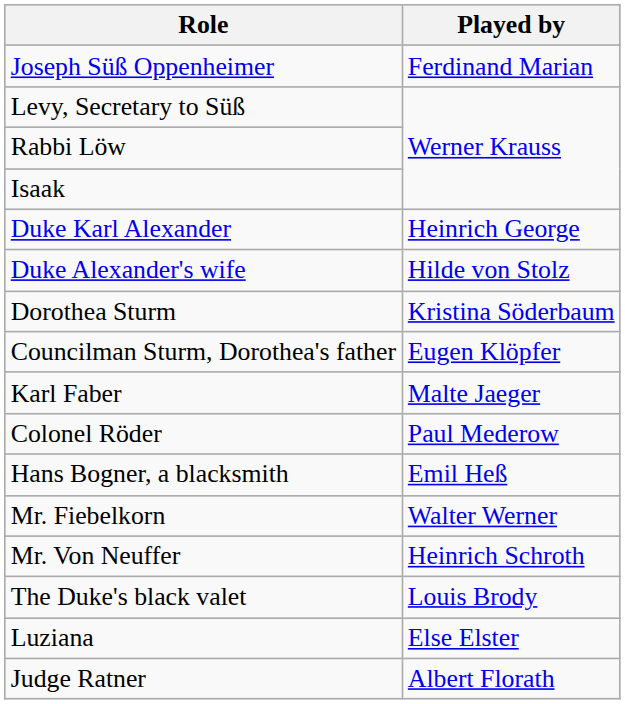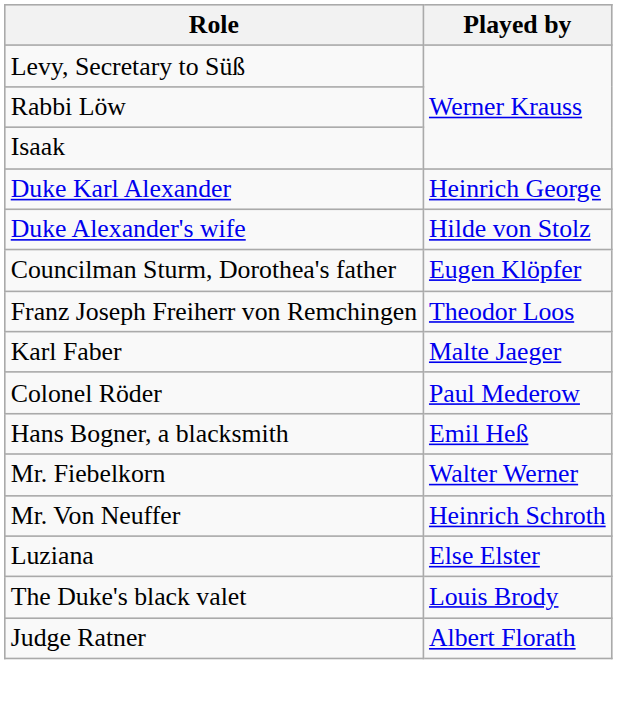- row: (142, 65)
- row: (93, 310)
+ row: (214, 310)
rows swapped: (52, 637) <-> (129, 596)
